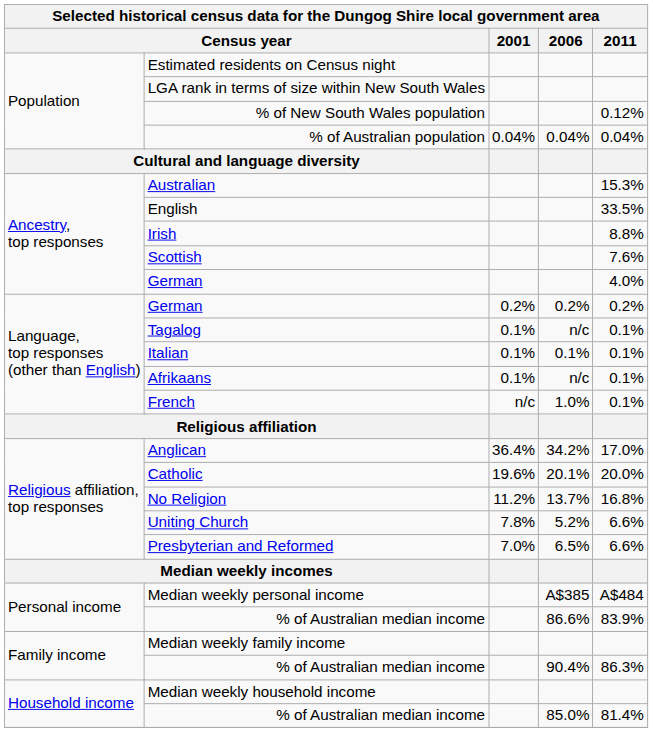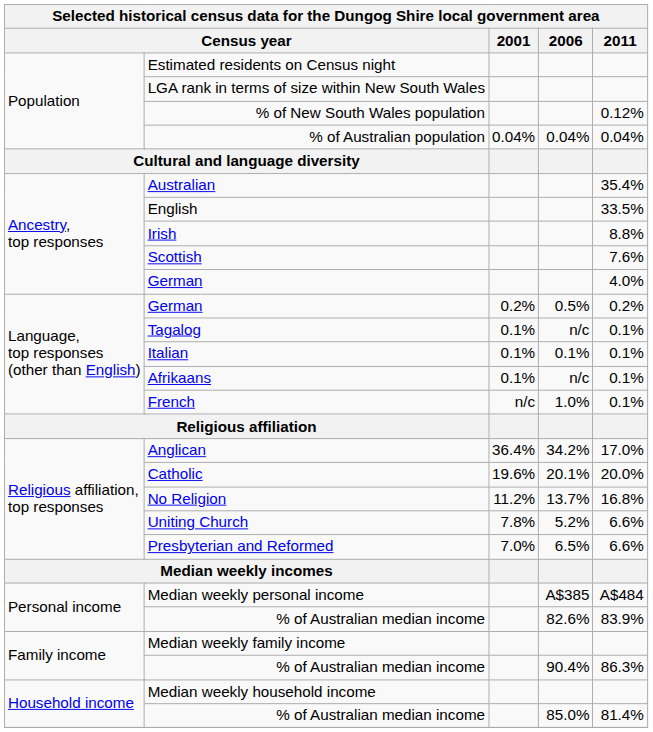(622, 185) 15.3% -> (622, 185) 35.4%
(570, 305) 0.2% -> (570, 305) 0.5%
(568, 619) 86.6% -> (568, 619) 82.6%
